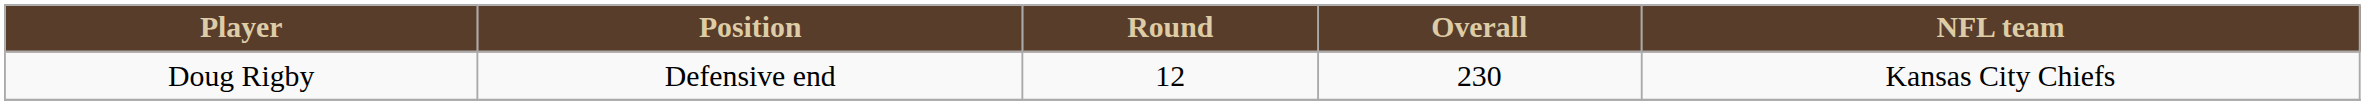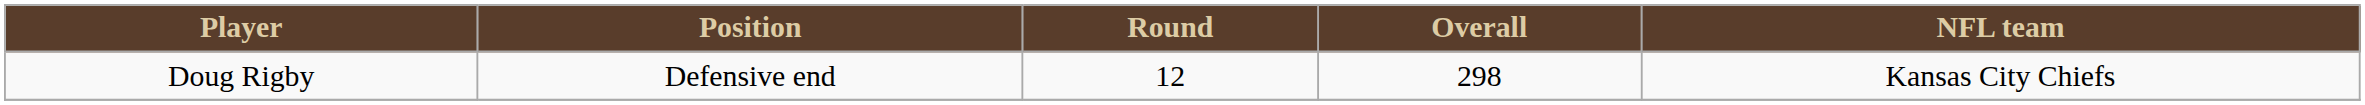(1479, 75) 230 -> (1479, 75) 298
